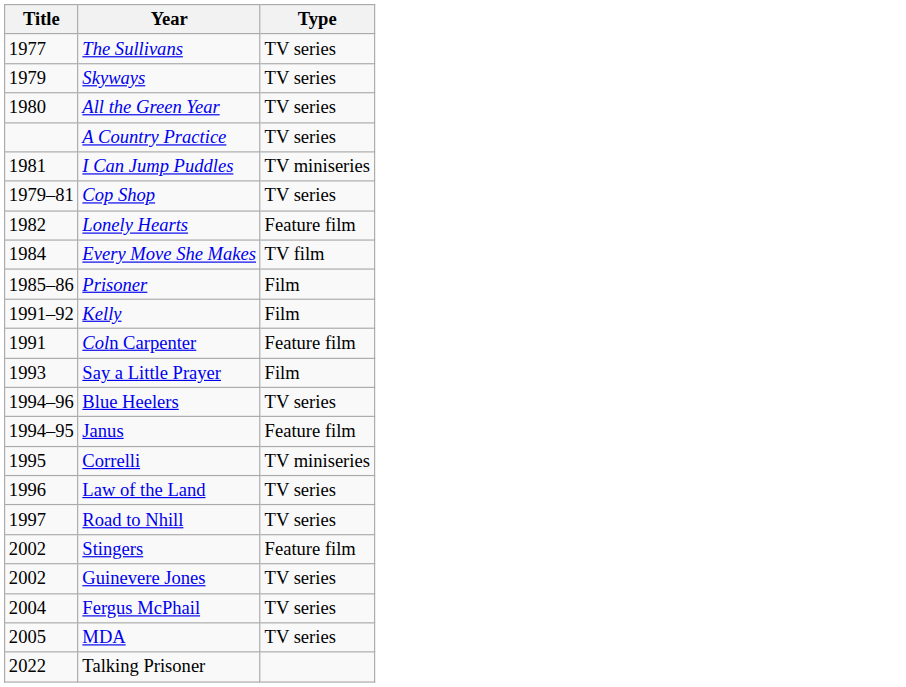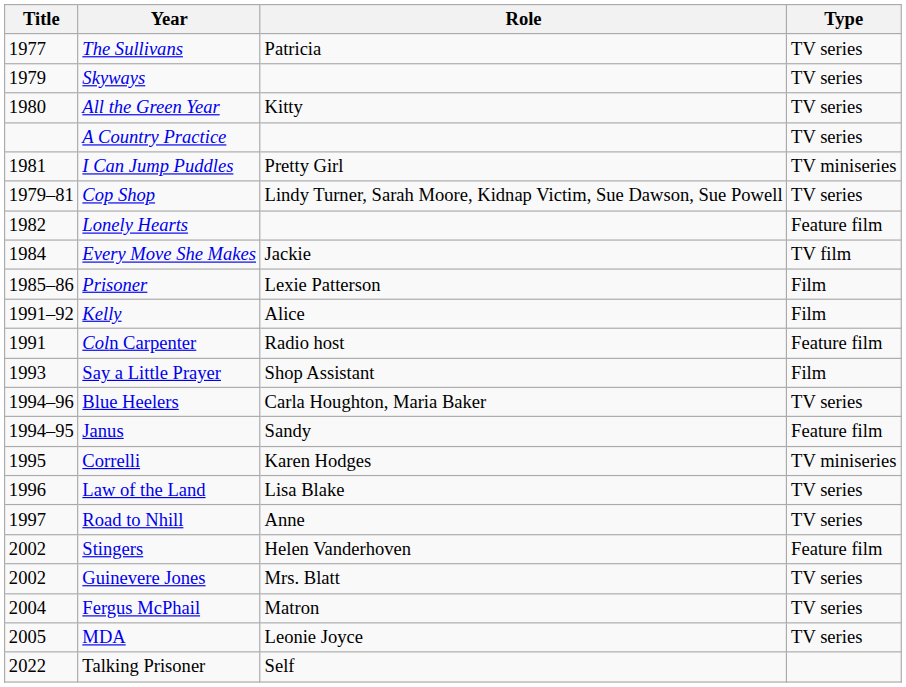+ column: (524, 19)
